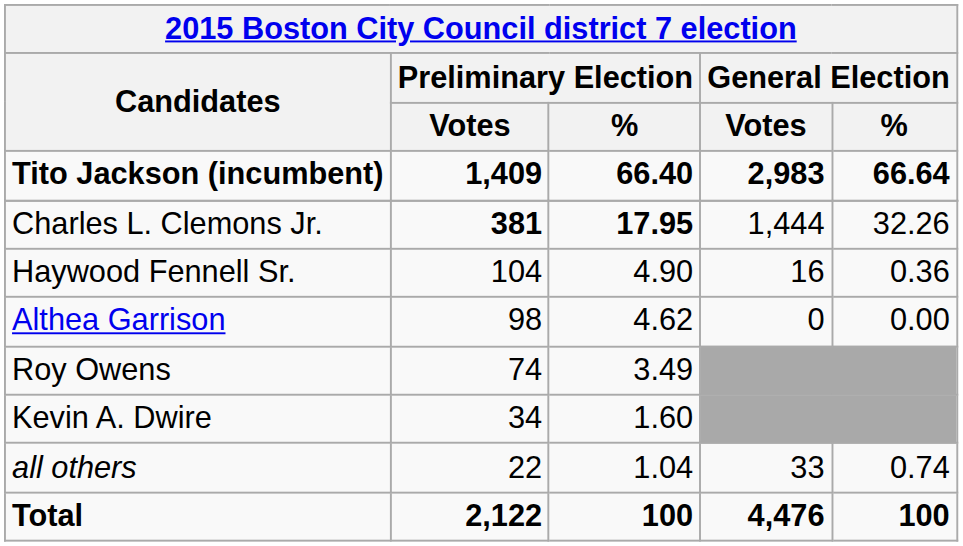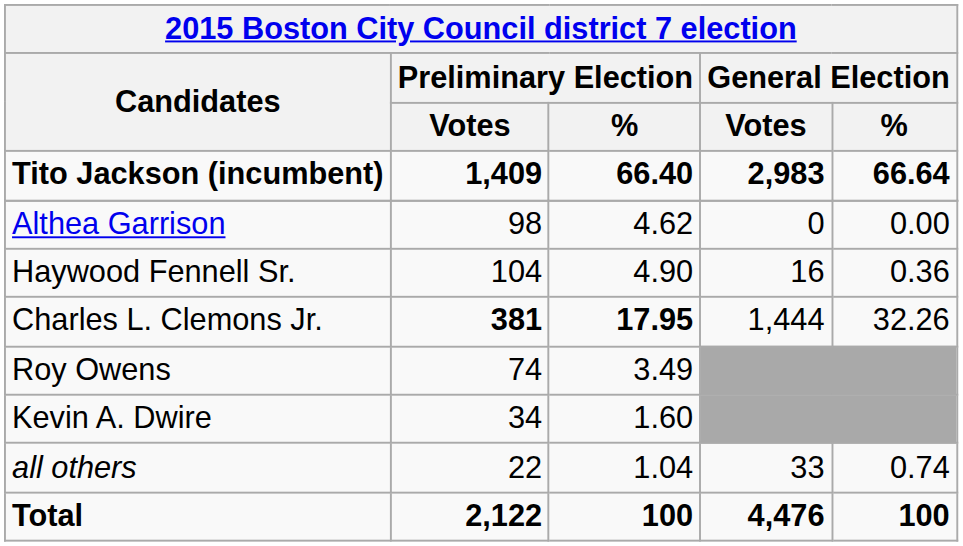rows swapped: (167, 223) <-> (119, 321)
